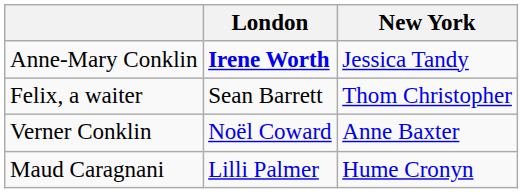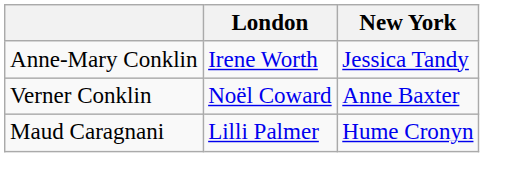(269, 59) bold -> (263, 59) normal
- row: (76, 95)
